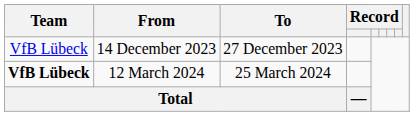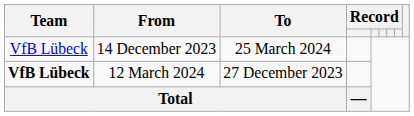(283, 49) 27 December 2023 -> (283, 49) 25 March 2024
(283, 73) 25 March 2024 -> (283, 73) 27 December 2023
